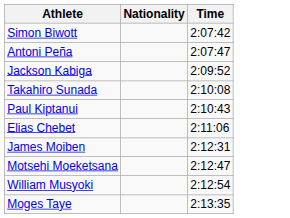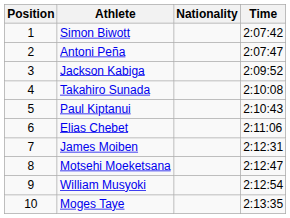+ column: (31, 14)
